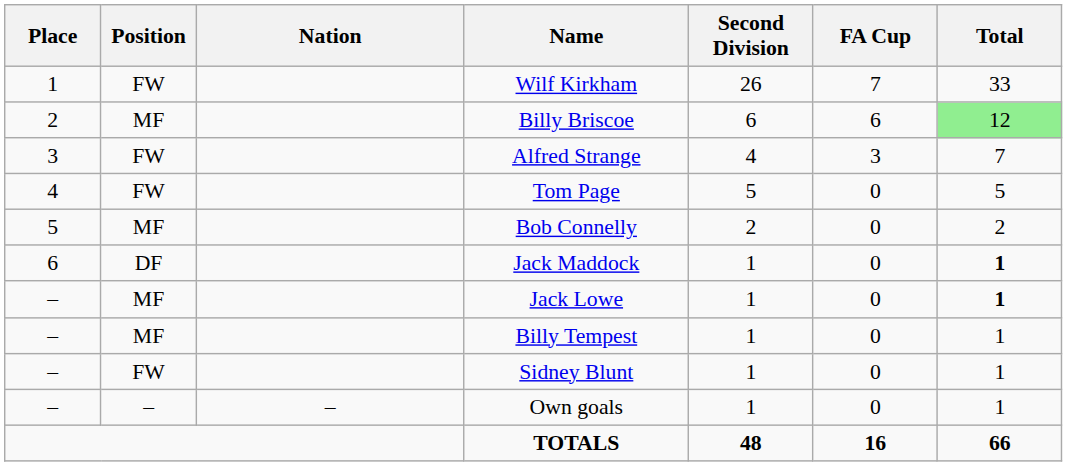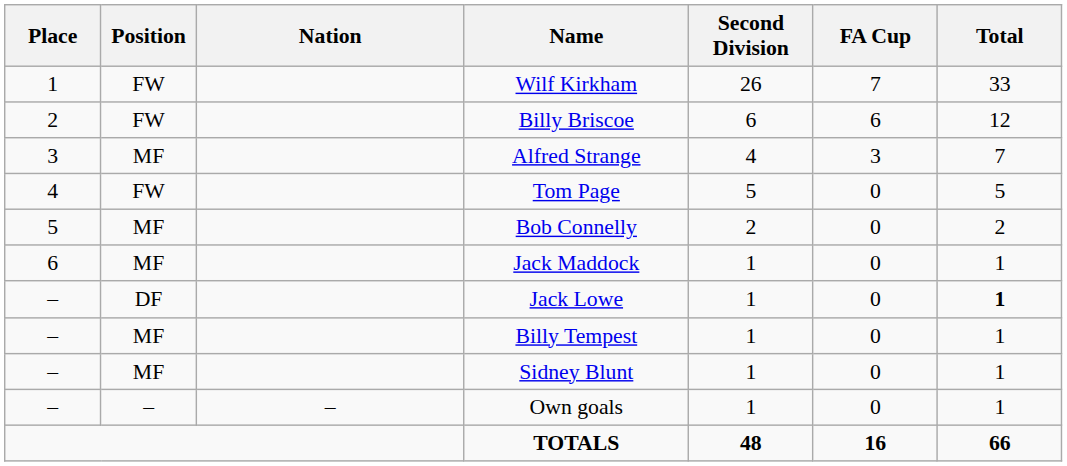(149, 120) MF -> (149, 120) FW
(1000, 120) lightgreen background -> (1000, 120) no background
(149, 155) FW -> (149, 155) MF
(149, 263) DF -> (149, 263) MF
(1000, 263) bold -> (1000, 263) normal
(149, 299) MF -> (149, 299) DF
(149, 370) FW -> (149, 370) MF
